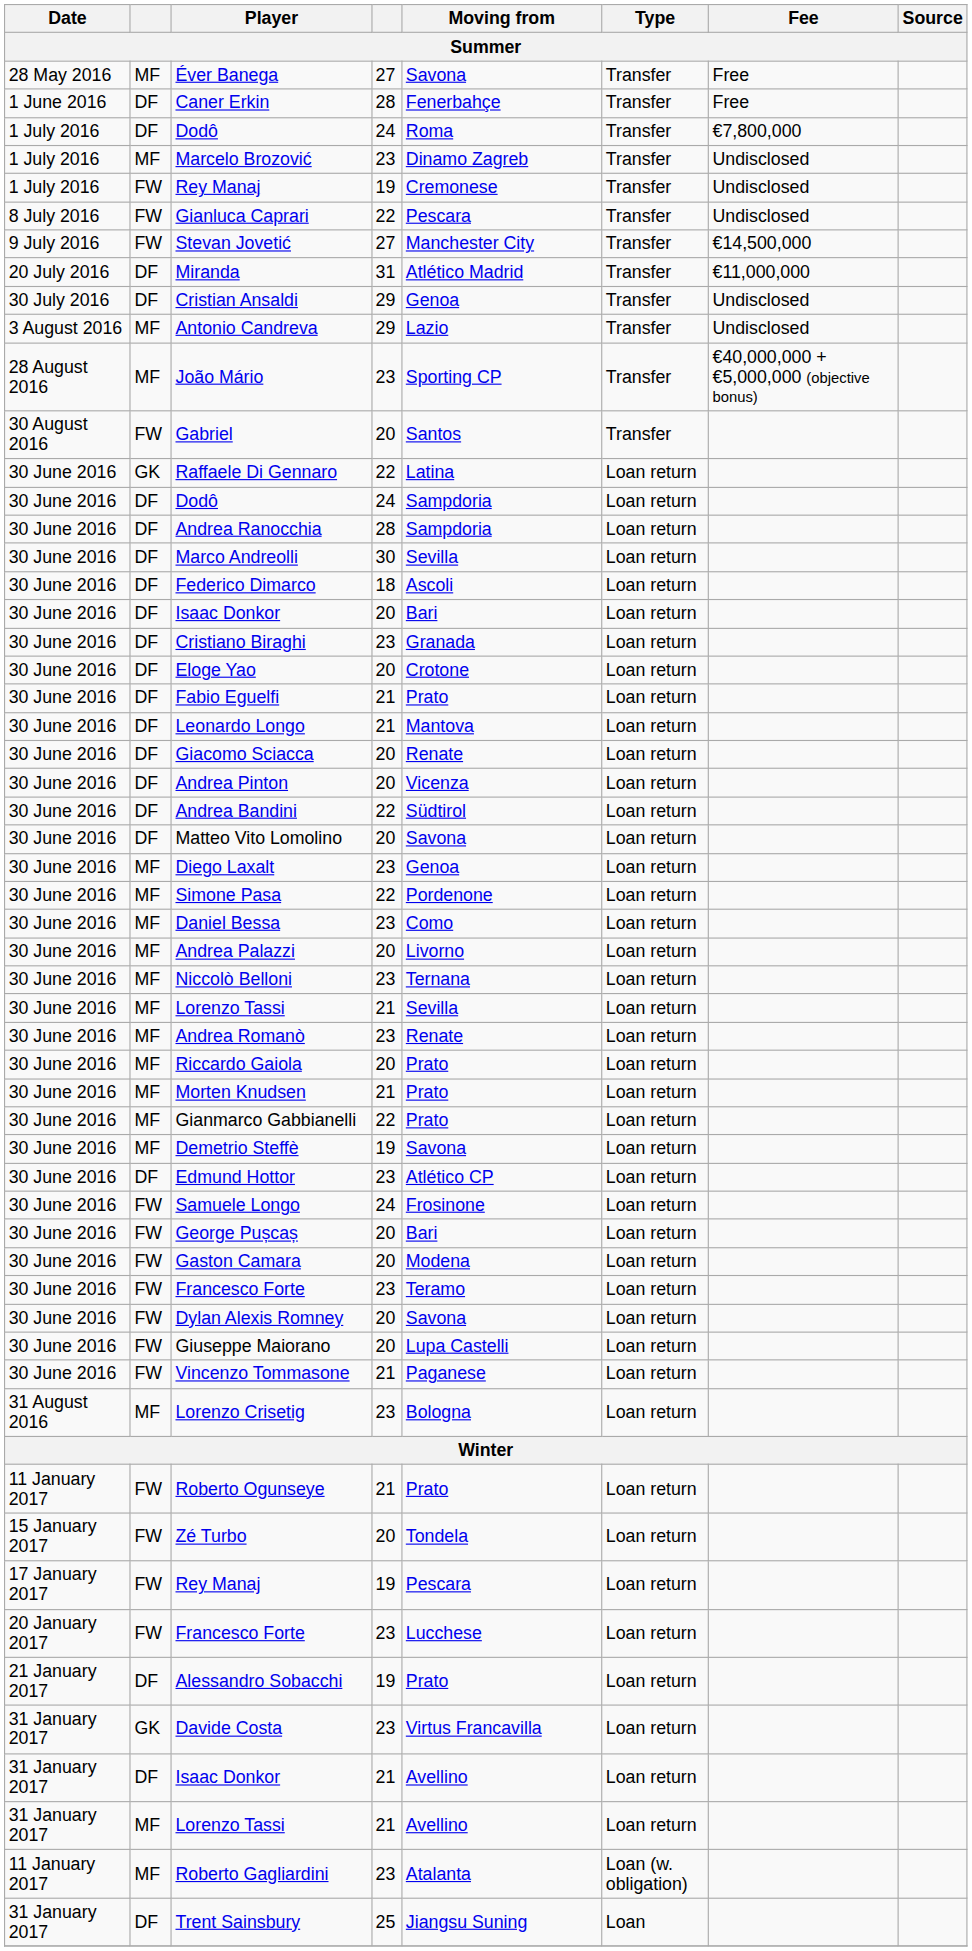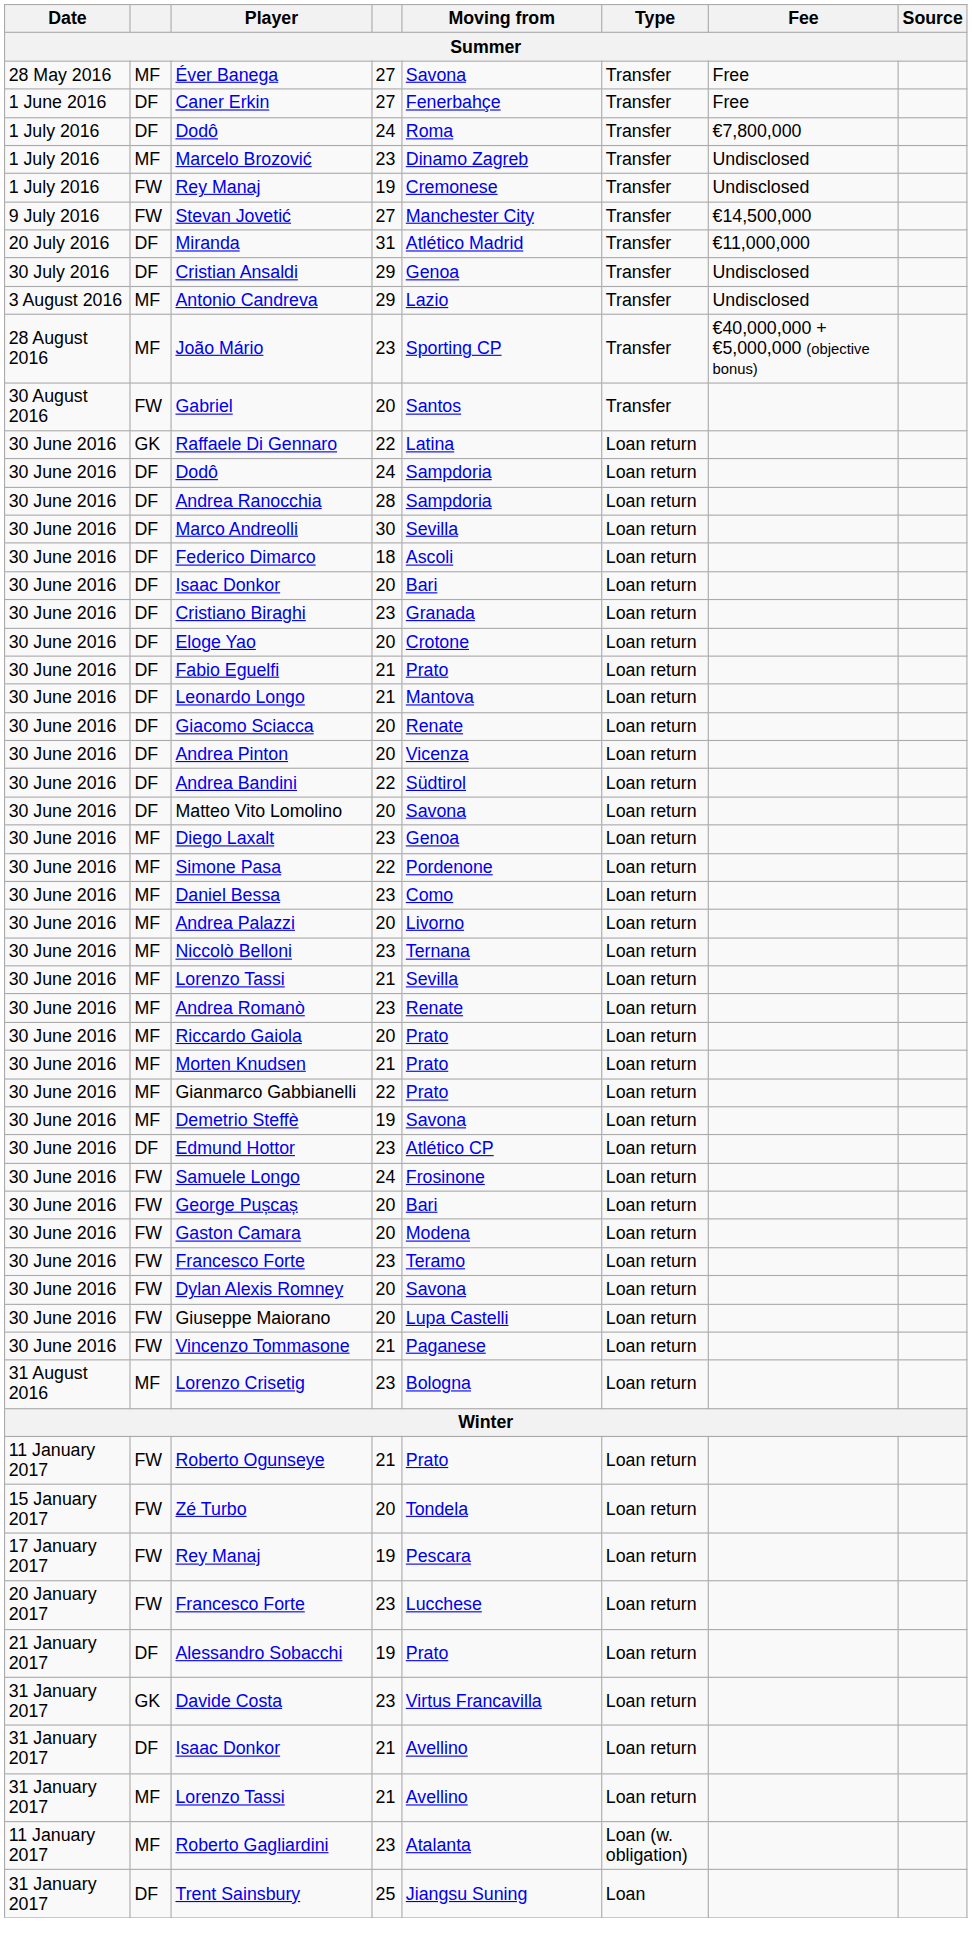(386, 103) 28 -> (386, 103) 27
- row: (54, 215)
